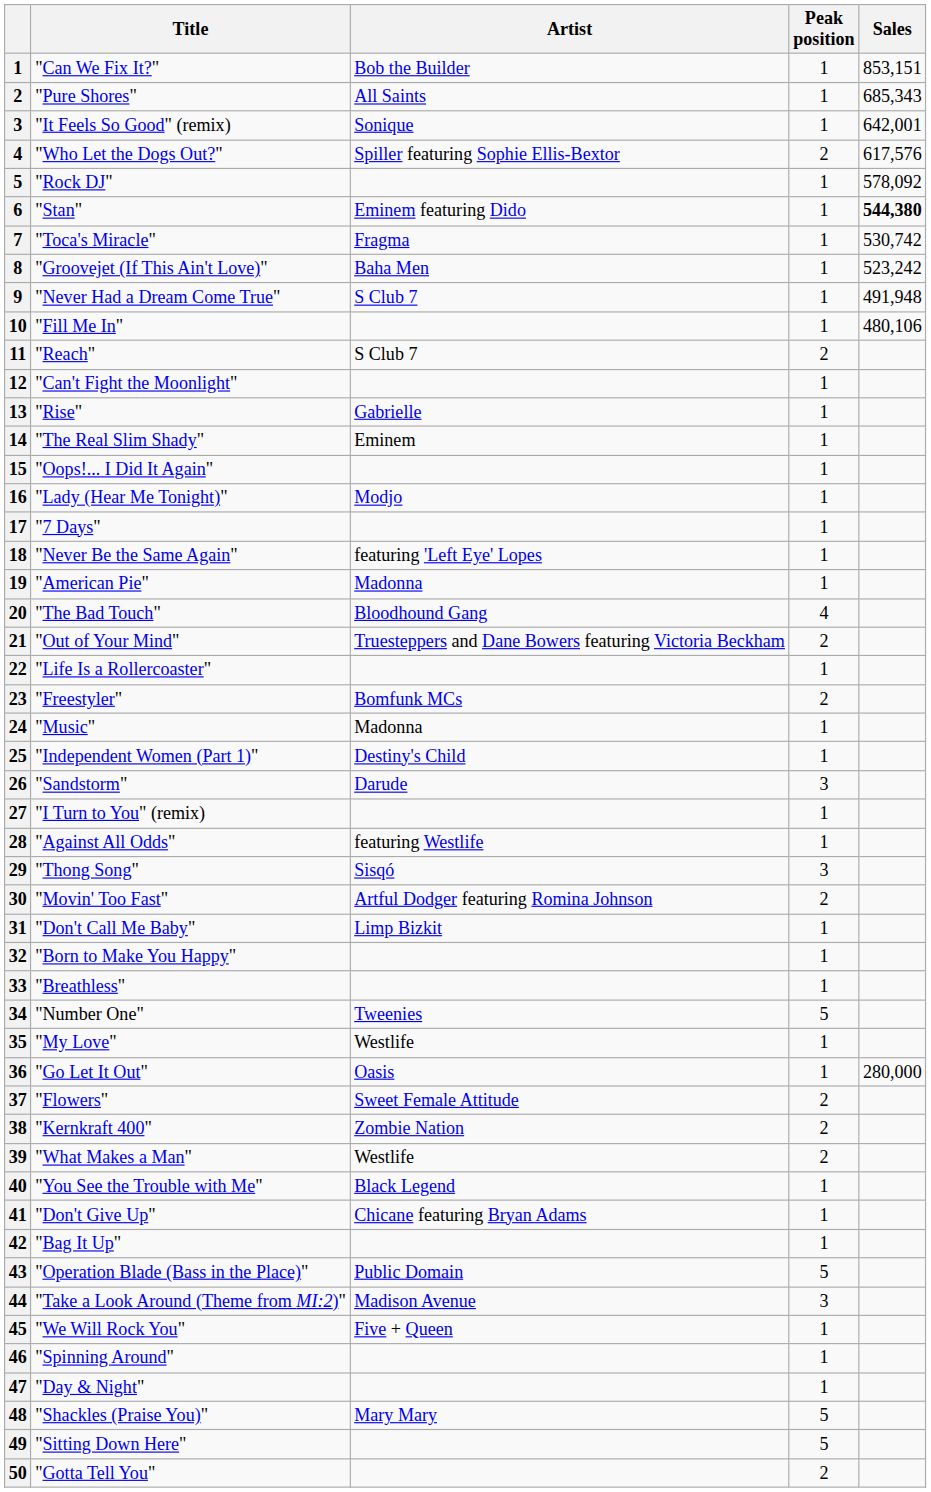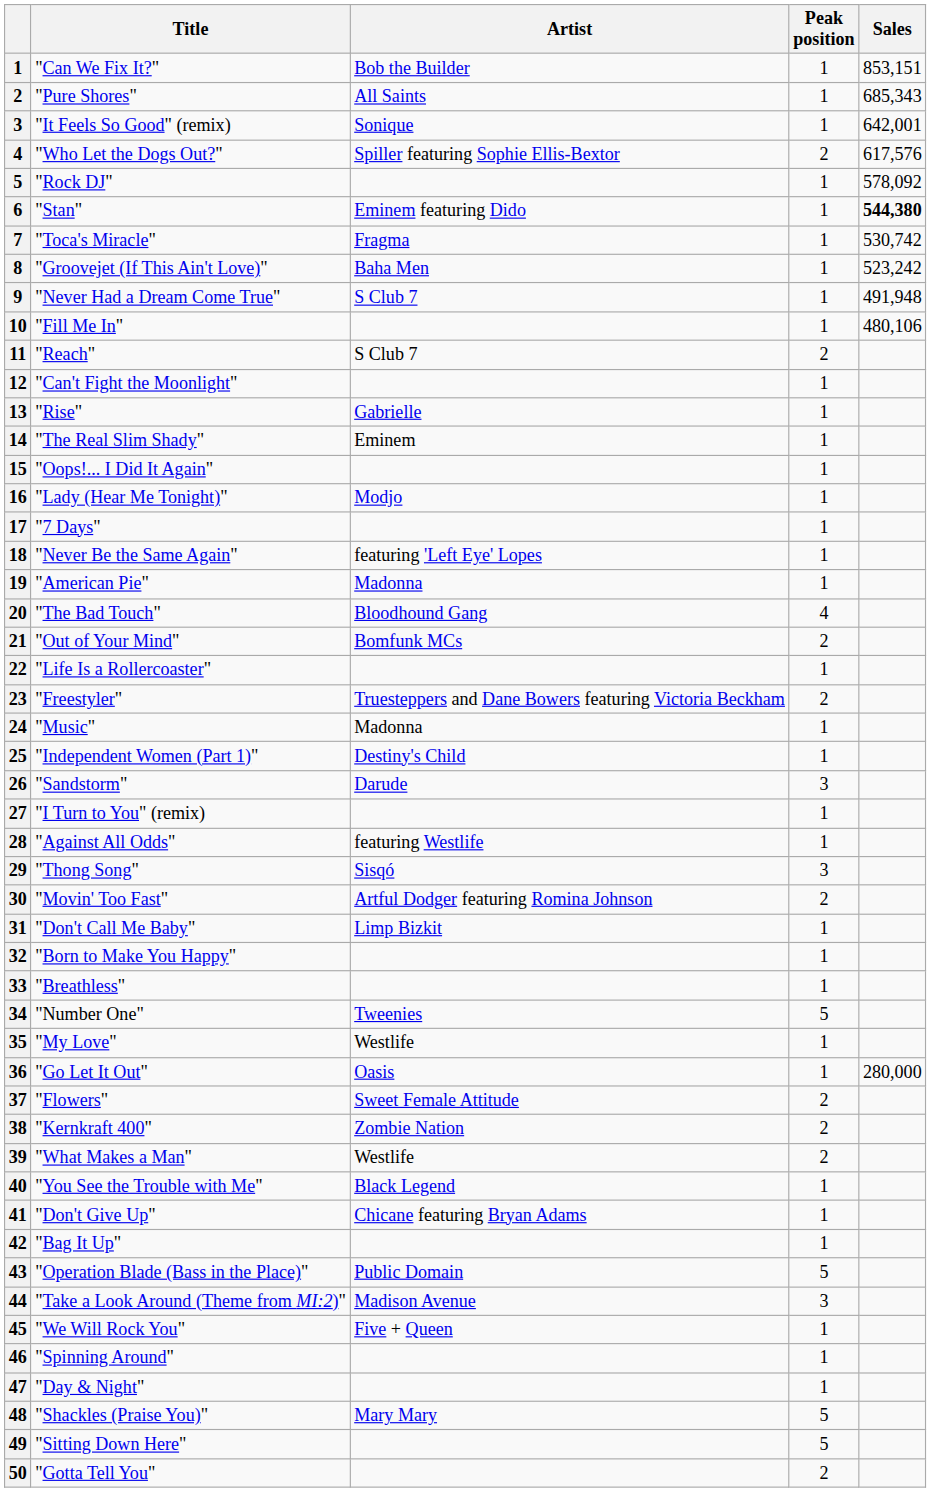(570, 641) Truesteppers and Dane Bowers featuring Victoria Beckham -> (408, 641) Bomfunk MCs
(408, 698) Bomfunk MCs -> (570, 698) Truesteppers and Dane Bowers featuring Victoria Beckham
